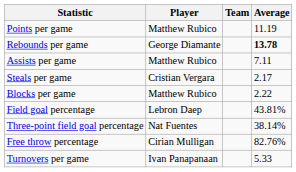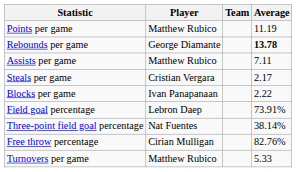(182, 93) Matthew Rubico -> (183, 93) Ivan Panapanaan
(270, 110) 43.81% -> (270, 110) 73.91%
(183, 158) Ivan Panapanaan -> (182, 158) Matthew Rubico
